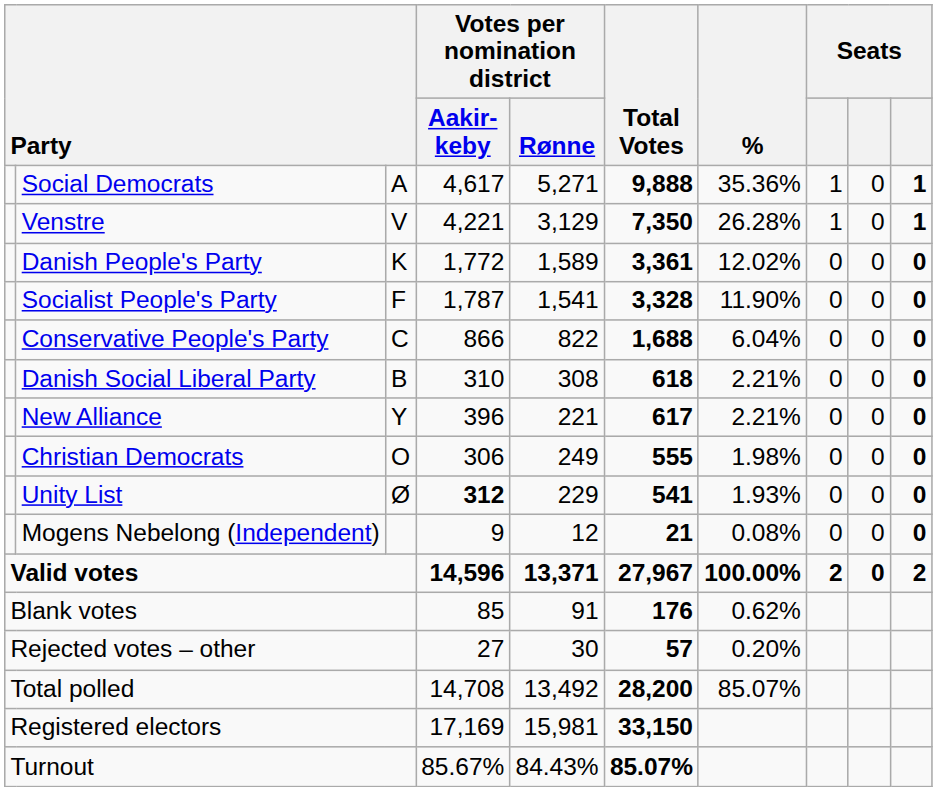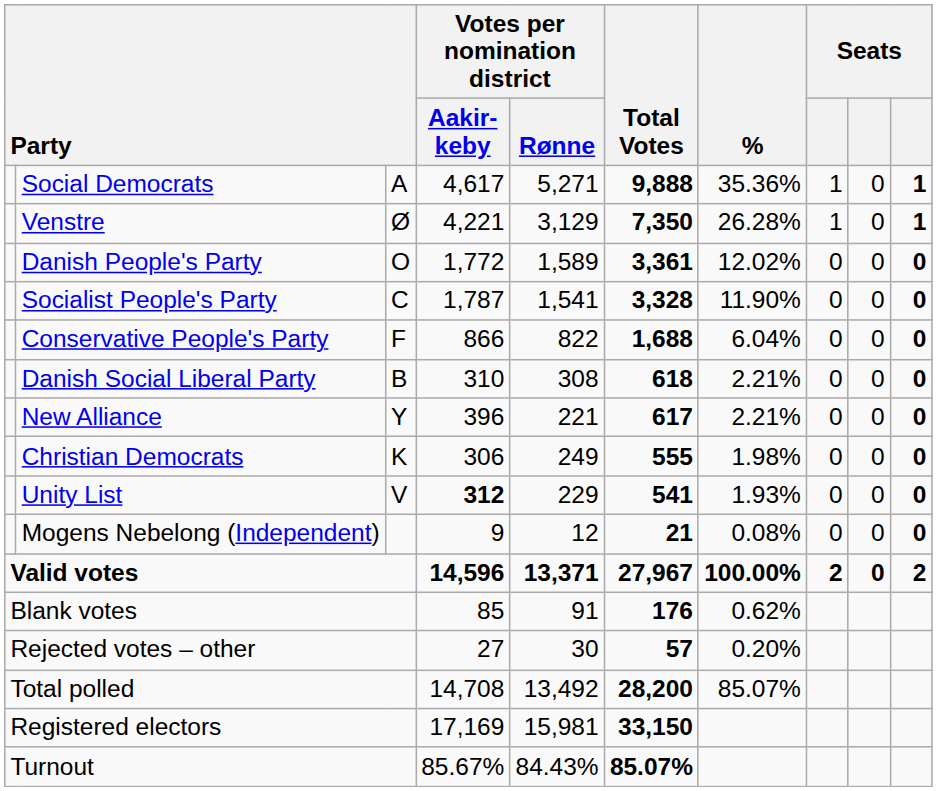(399, 223) V -> (400, 223) Ø
(399, 261) K -> (400, 261) O
(398, 300) F -> (400, 300) C
(400, 339) C -> (398, 339) F
(400, 455) O -> (399, 455) K
(400, 494) Ø -> (399, 494) V
